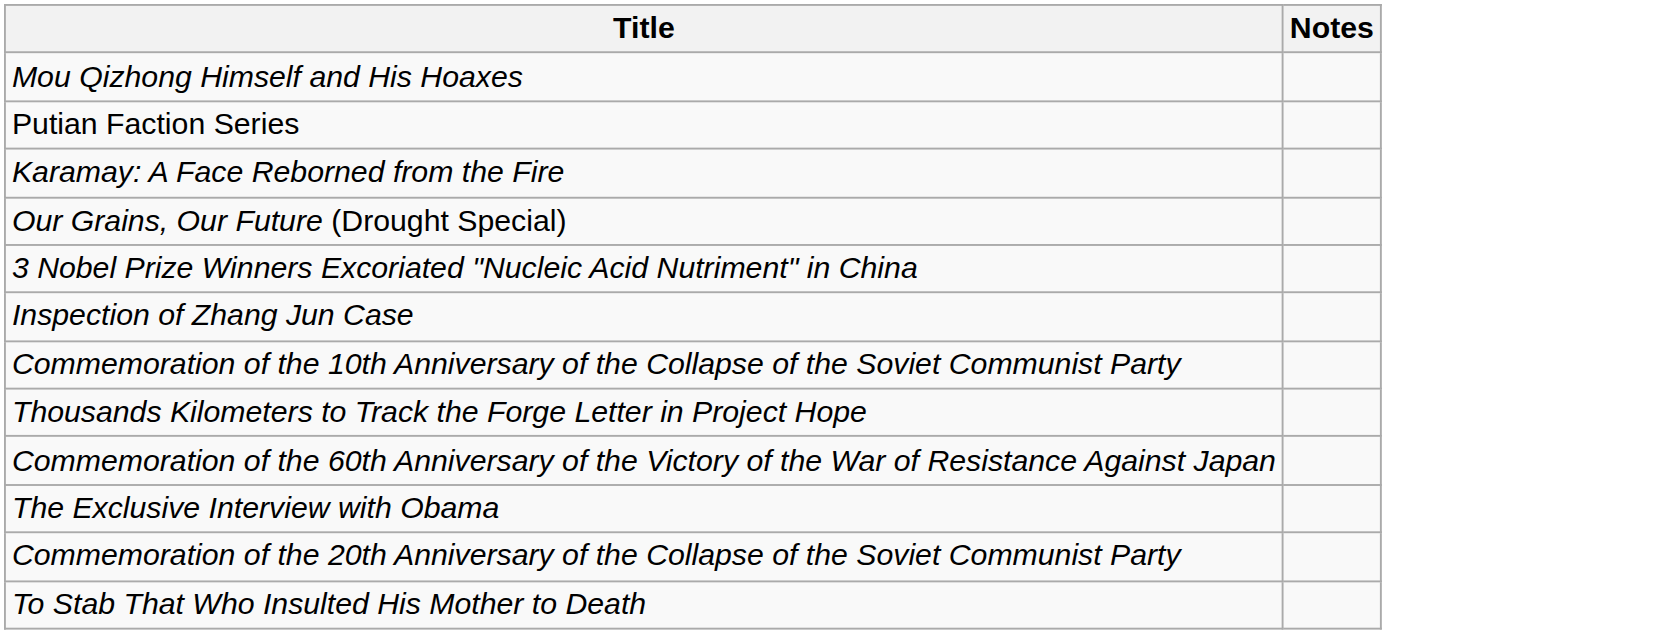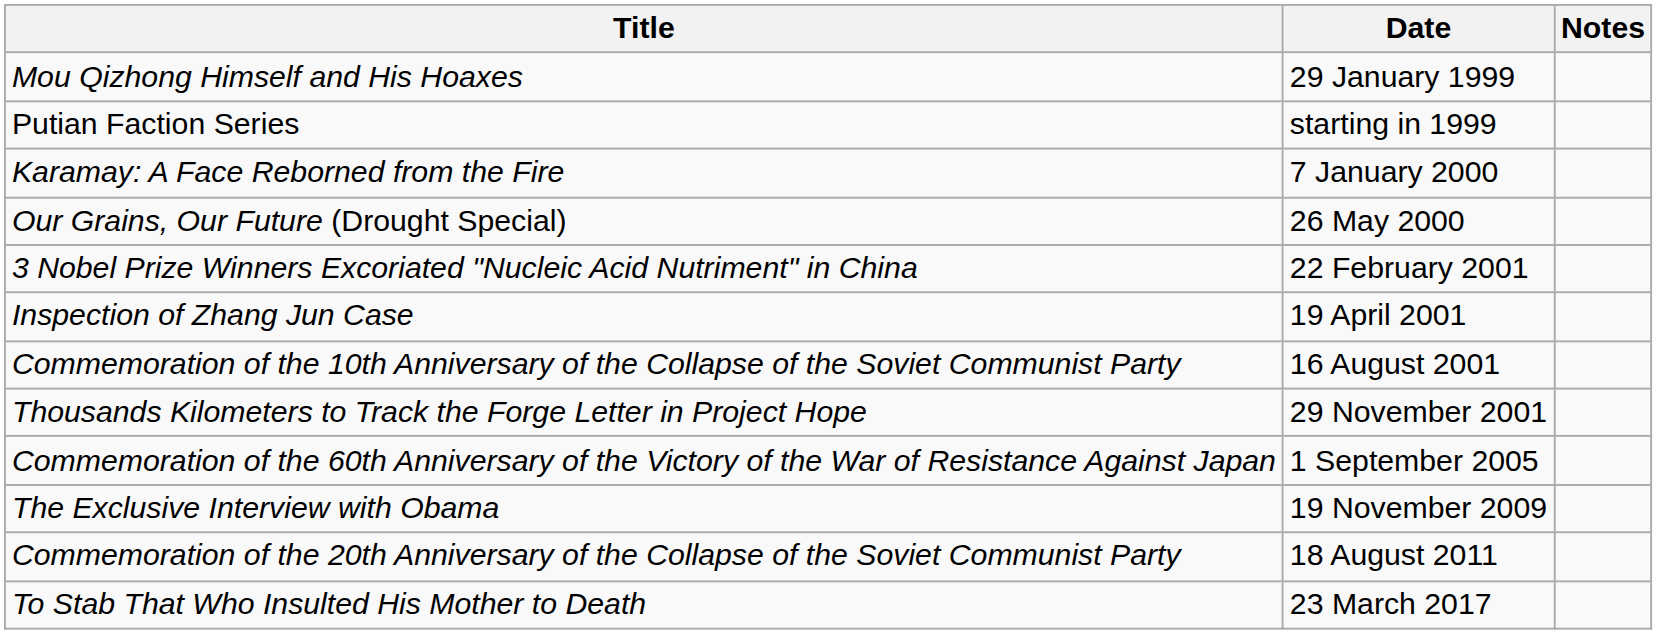+ column: (1418, 28)
